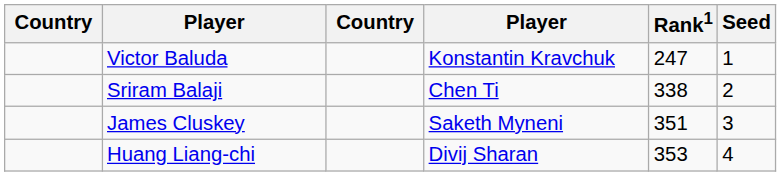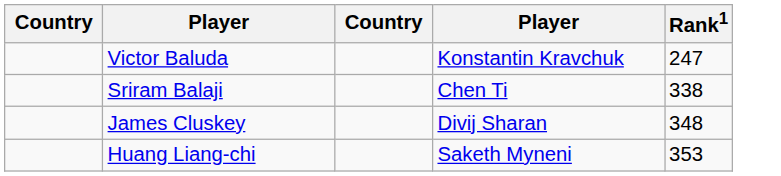- column: (747, 23)
(496, 122) Saketh Myneni -> (492, 122) Divij Sharan
(671, 122) 351 -> (686, 122) 348
(483, 155) Divij Sharan -> (505, 155) Saketh Myneni
